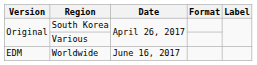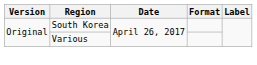- row: (75, 53)
